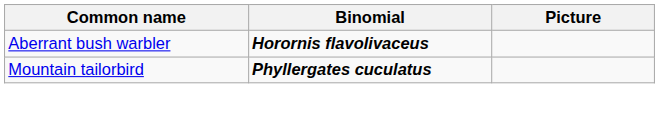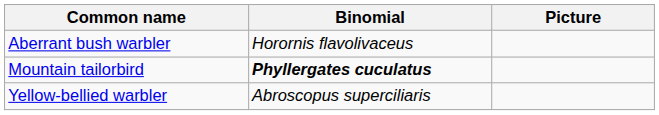(340, 43) bold -> (333, 43) normal
+ row: (88, 95)
